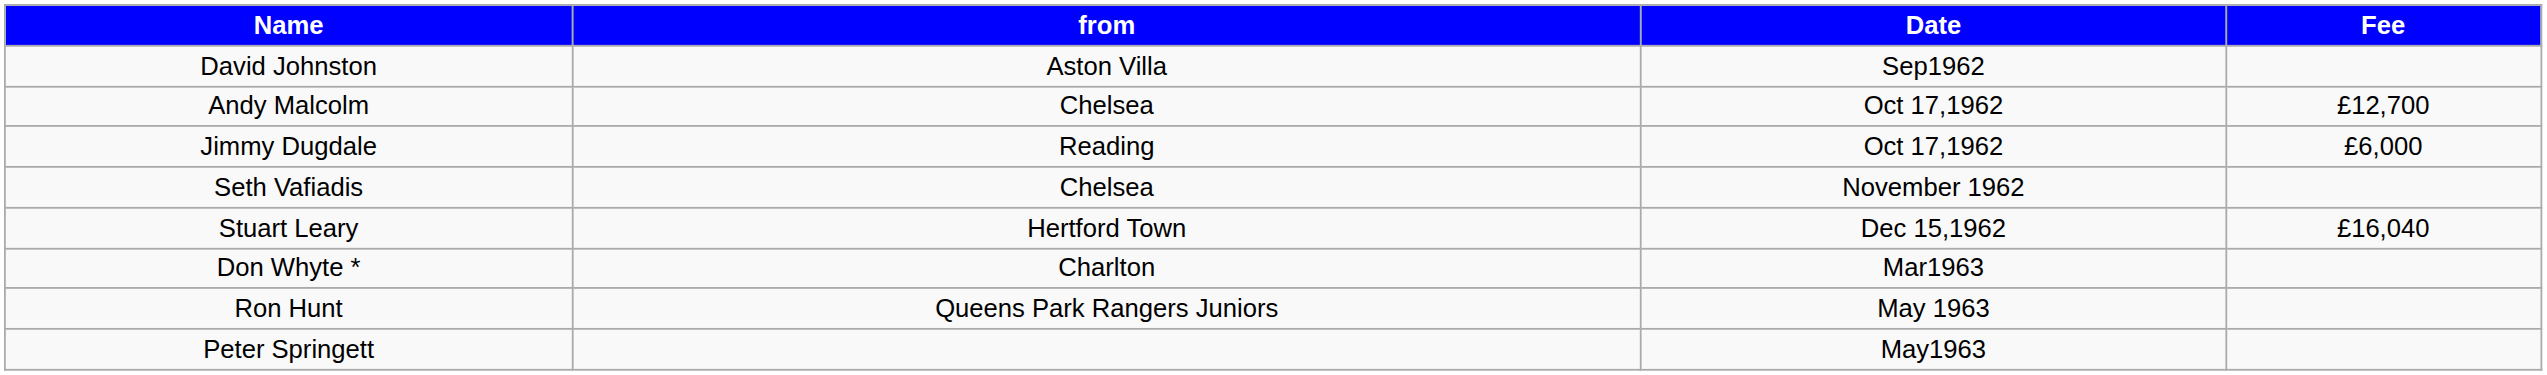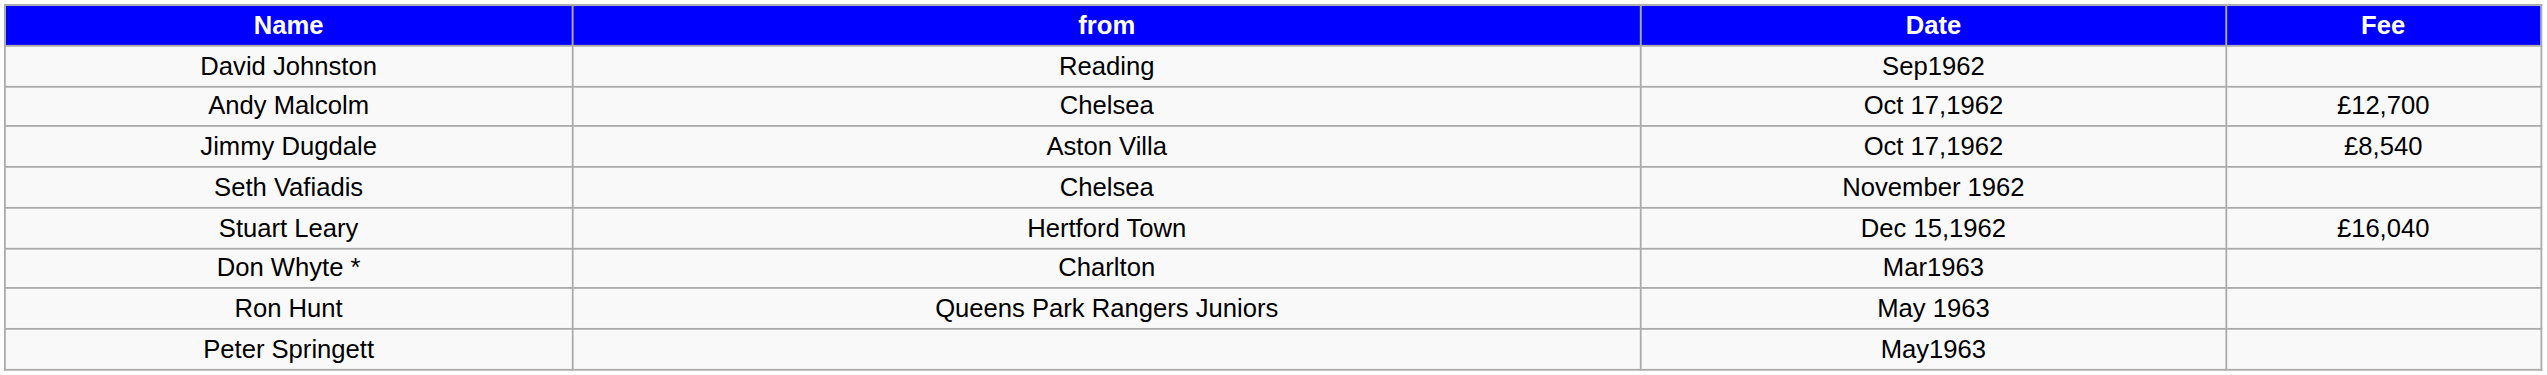(1107, 66) Aston Villa -> (1107, 66) Reading
(1107, 147) Reading -> (1107, 147) Aston Villa
(2383, 147) £6,000 -> (2383, 147) £8,540
